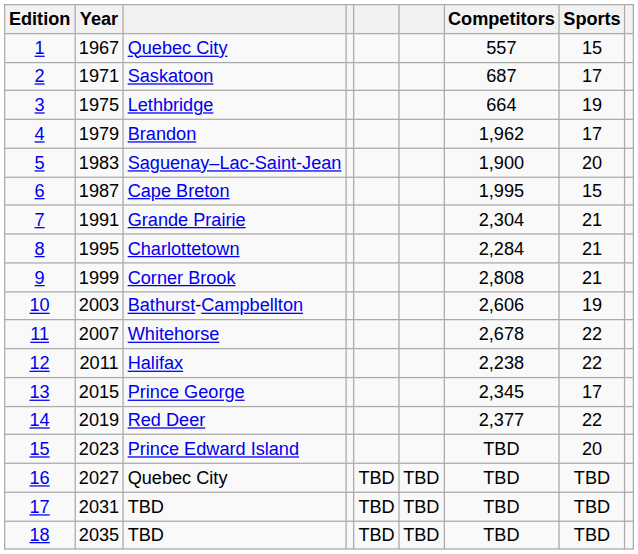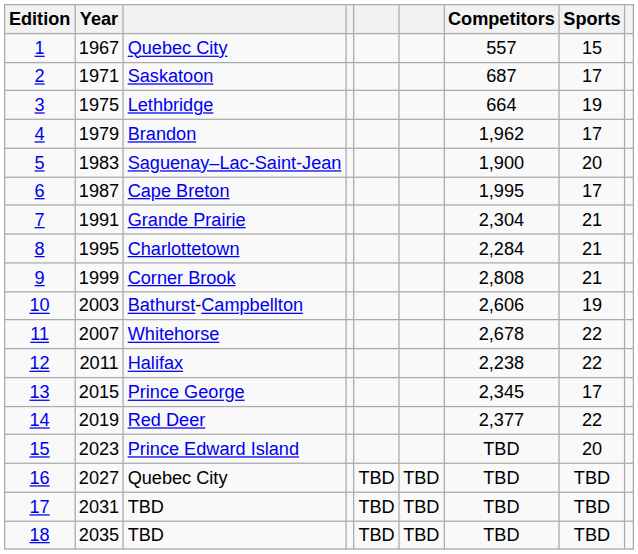(592, 191) 15 -> (592, 191) 17
